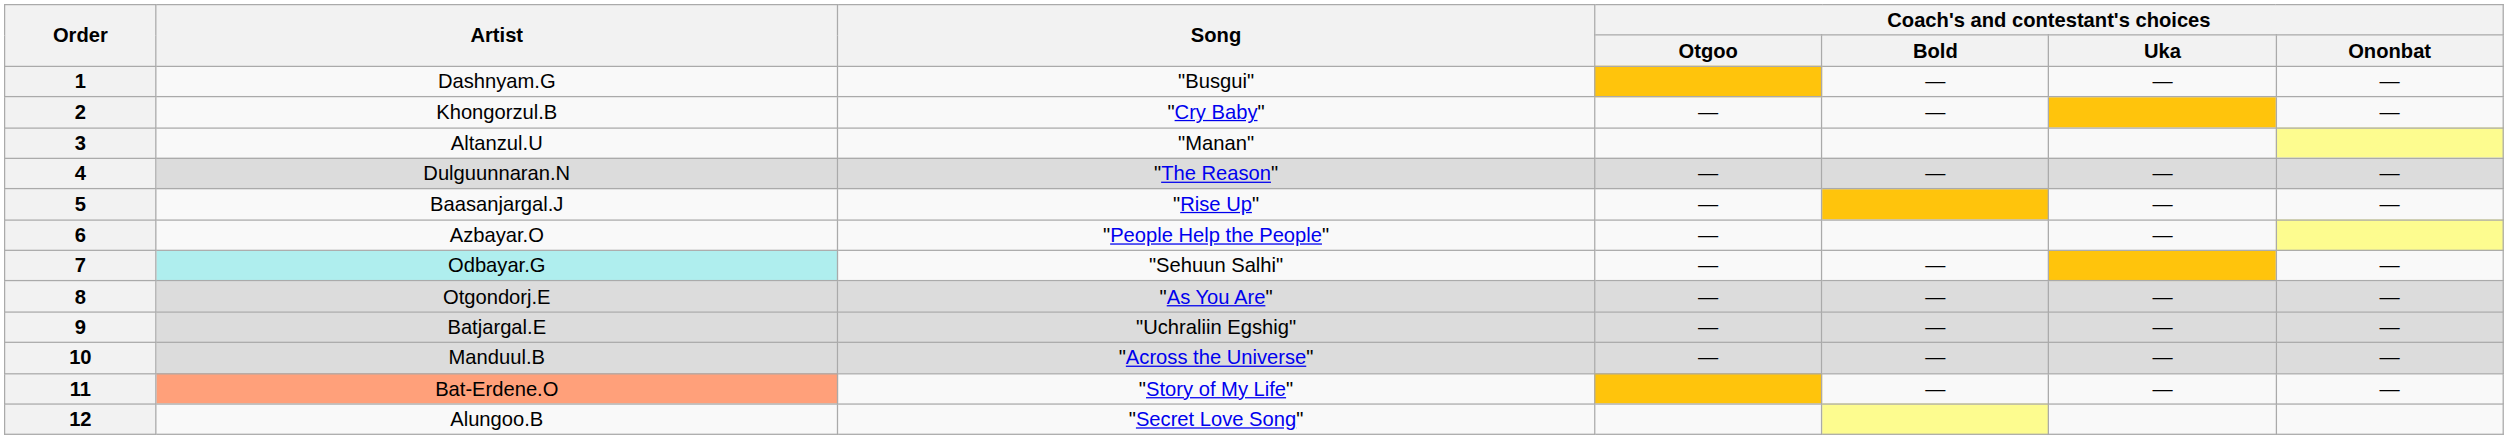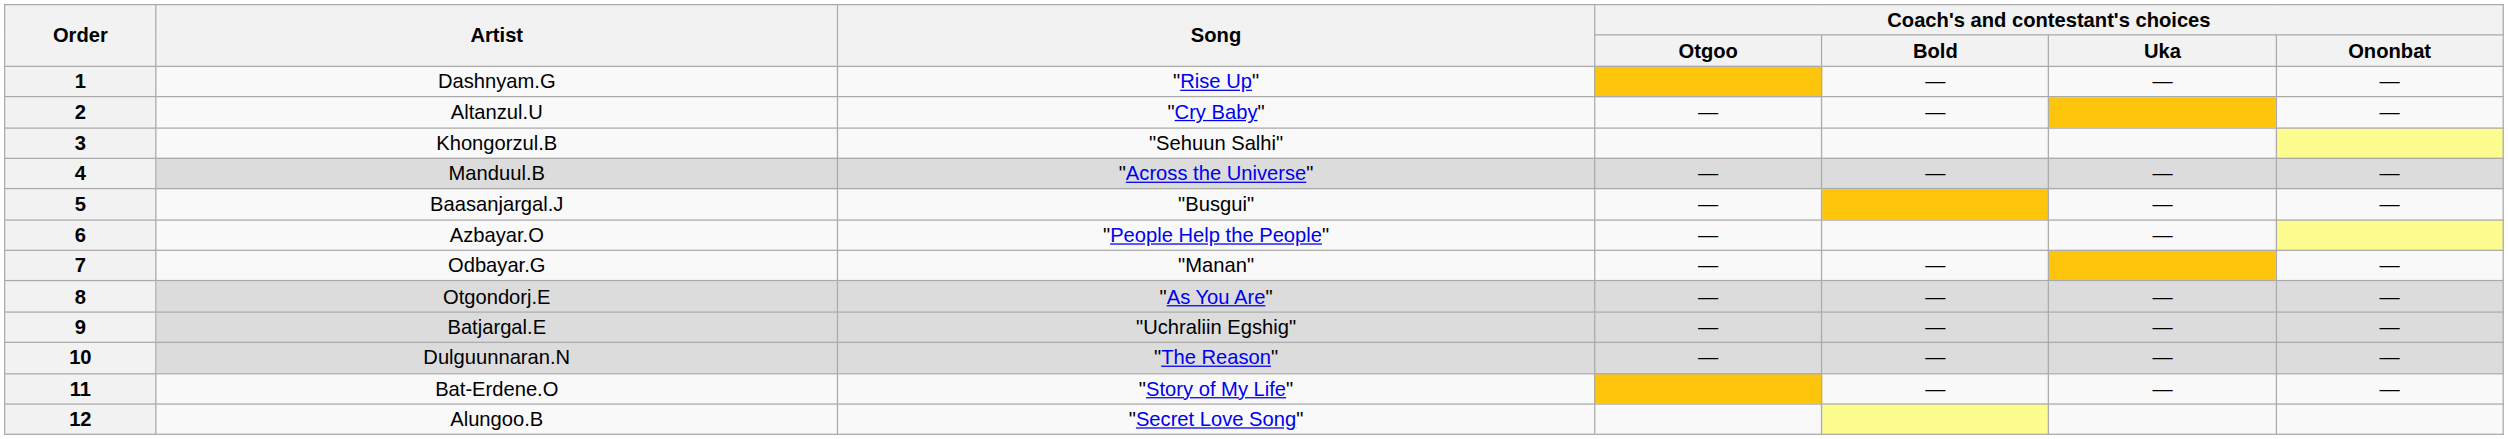(1216, 81) "Busgui" -> (1216, 81) "Rise Up"
(497, 112) Khongorzul.B -> (497, 112) Altanzul.U
(497, 143) Altanzul.U -> (497, 143) Khongorzul.B
(1216, 143) "Manan" -> (1216, 143) "Sehuun Salhi"
(497, 174) Dulguunnaran.N -> (497, 174) Manduul.B
(1216, 174) "The Reason" -> (1216, 174) "Across the Universe"
(1216, 204) "Rise Up" -> (1216, 204) "Busgui"
(497, 266) paleturquoise background -> (497, 266) no background
(1216, 266) "Sehuun Salhi" -> (1216, 266) "Manan"
(497, 358) Manduul.B -> (497, 358) Dulguunnaran.N
(1216, 358) "Across the Universe" -> (1216, 358) "The Reason"
(497, 389) lightsalmon background -> (497, 389) no background
